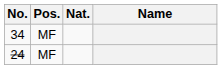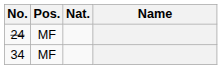rows swapped: (17, 54) <-> (17, 34)
